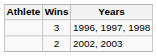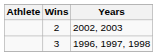rows swapped: (57, 28) <-> (57, 43)
